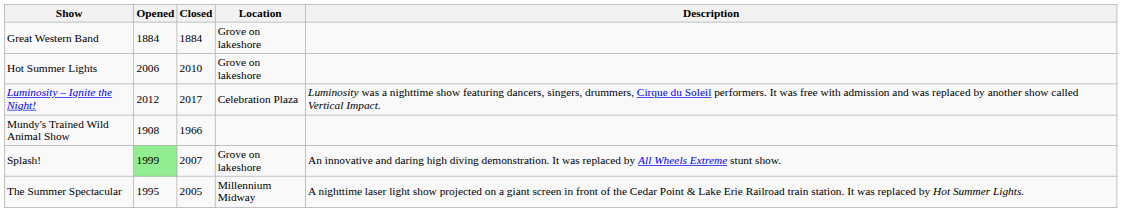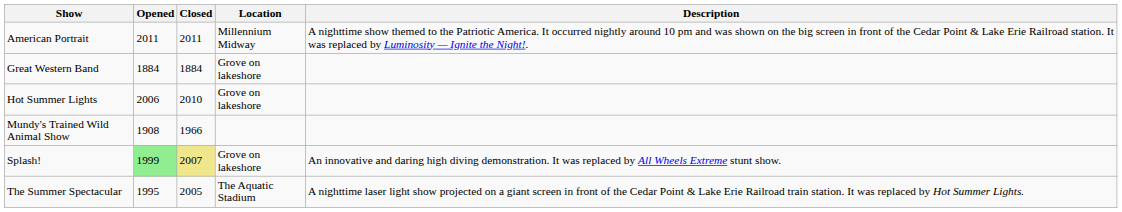+ row: (48, 37)
- row: (60, 99)
(191, 161) no background -> (191, 161) khaki background
(244, 191) Millennium Midway -> (246, 191) The Aquatic Stadium
